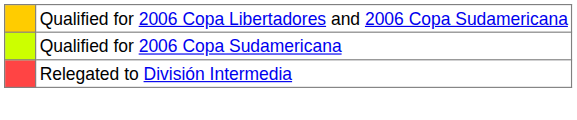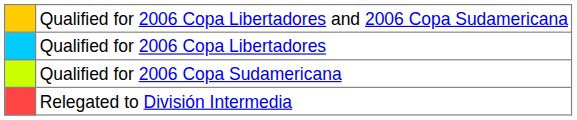+ row: (183, 46)
